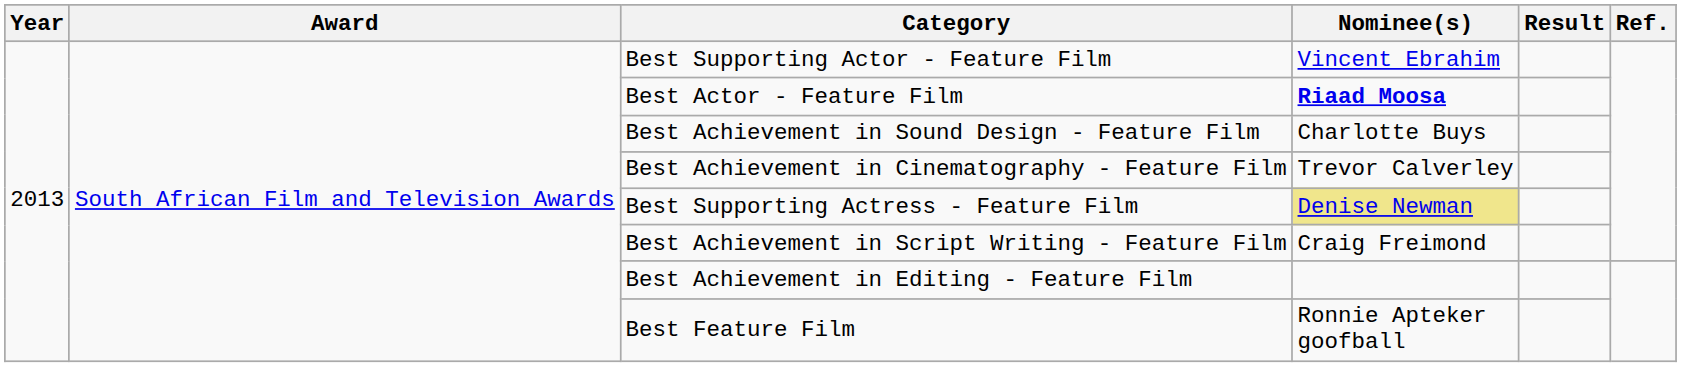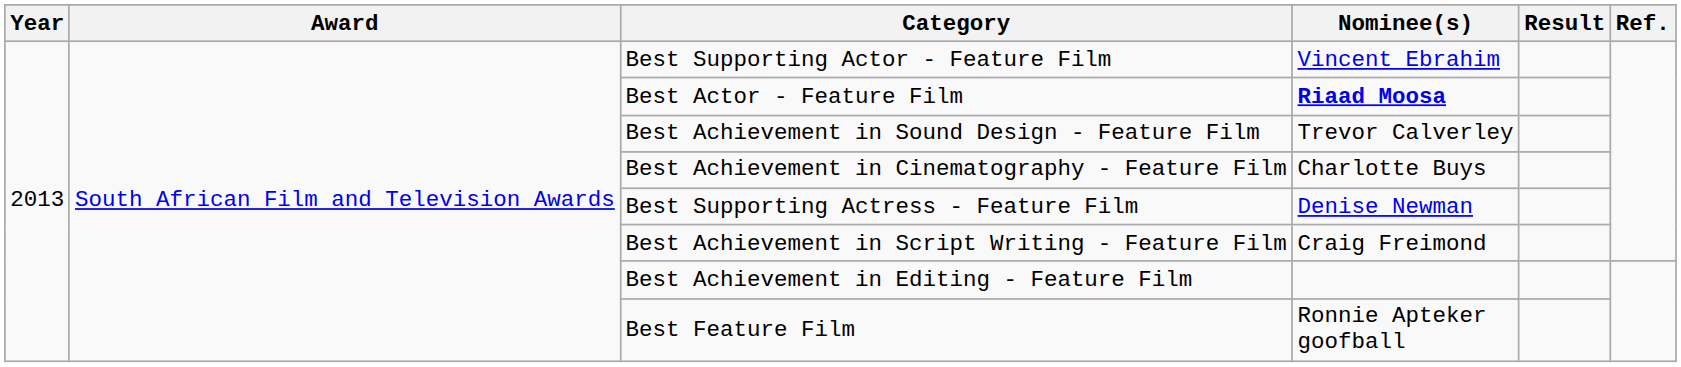(1392, 133) Charlotte Buys -> (1406, 133) Trevor Calverley
(1406, 170) Trevor Calverley -> (1392, 170) Charlotte Buys
(1385, 206) khaki background -> (1385, 206) no background
